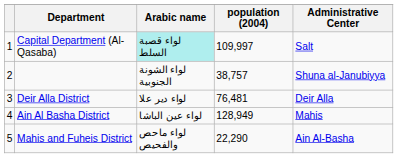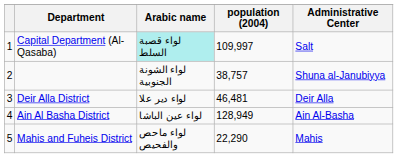(232, 98) 76,481 -> (232, 98) 46,481
(309, 115) Mahis -> (325, 115) Ain Al-Basha
(325, 138) Ain Al-Basha -> (309, 138) Mahis
